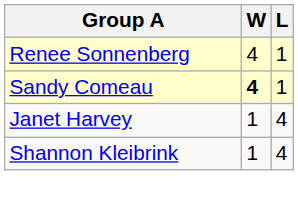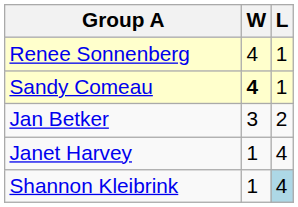+ row: (59, 119)
(282, 152) no background -> (282, 185) lightblue background
